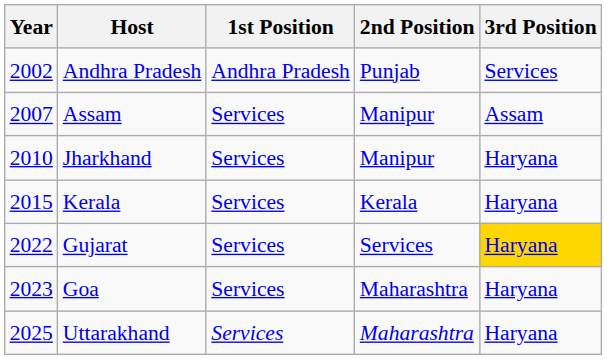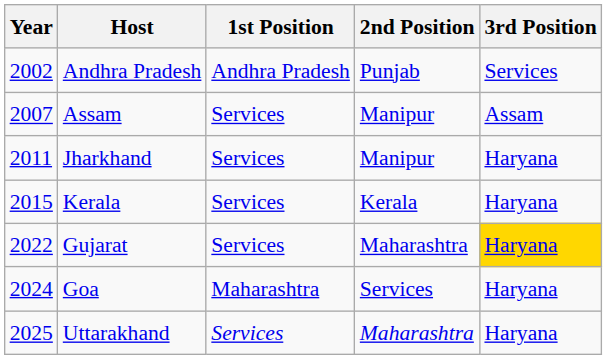(31, 158) 2010 -> (31, 158) 2011
(396, 245) Services -> (414, 245) Maharashtra
(31, 289) 2023 -> (31, 289) 2024
(248, 289) Services -> (265, 289) Maharashtra
(414, 289) Maharashtra -> (396, 289) Services
